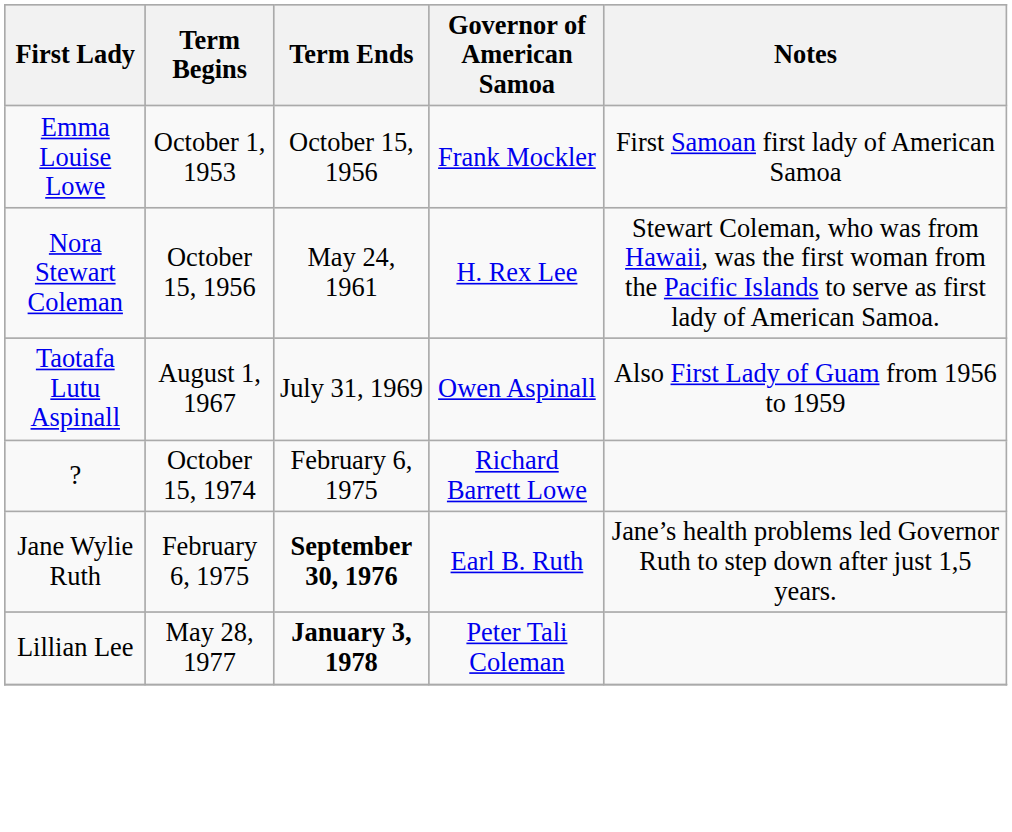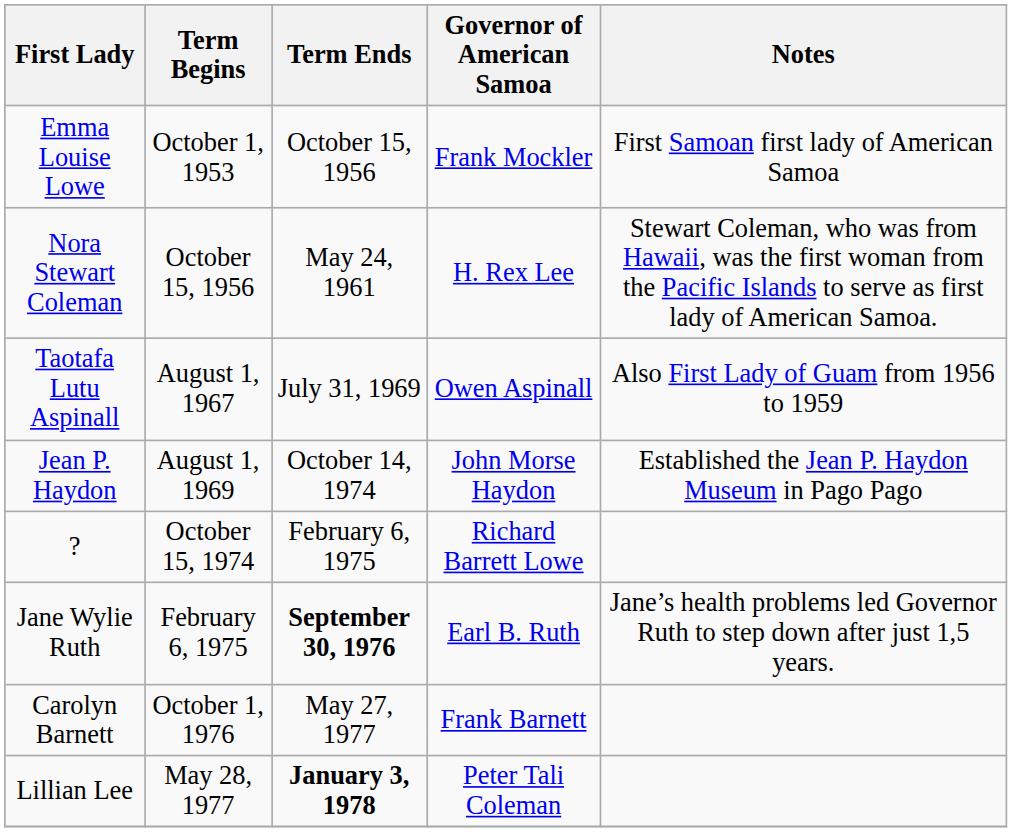+ row: (75, 475)
+ row: (75, 719)
